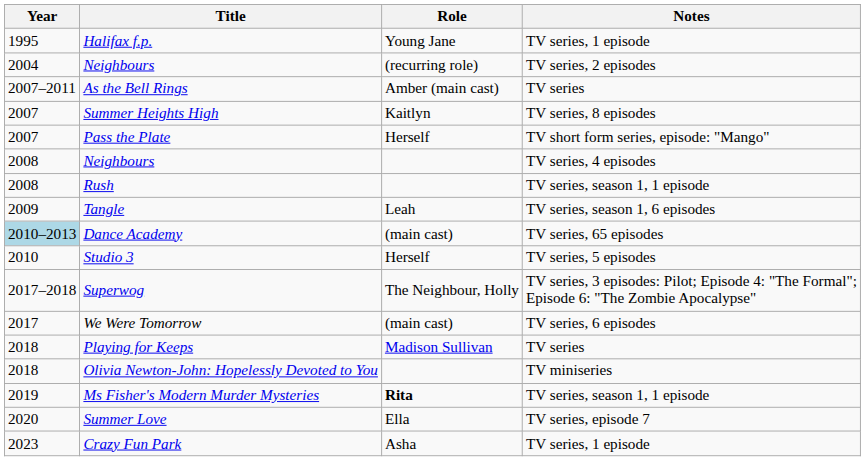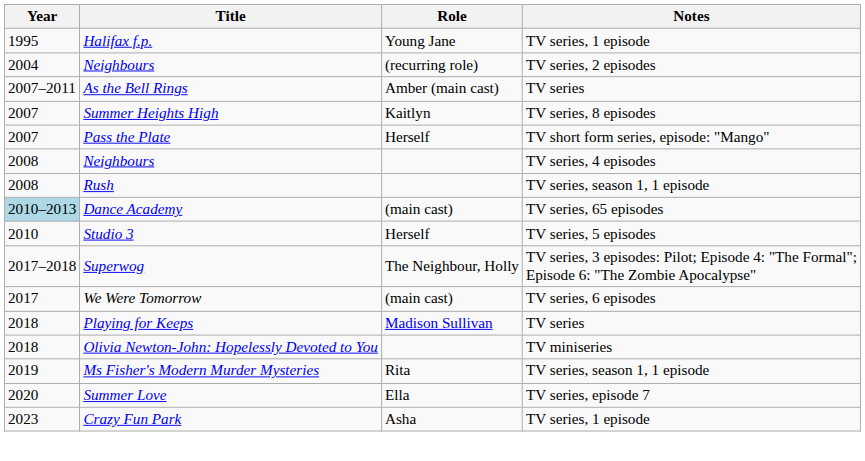- row: (104, 209)
(399, 395) bold -> (398, 371) normal
